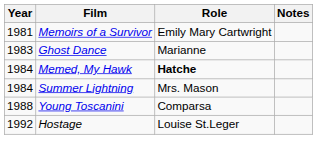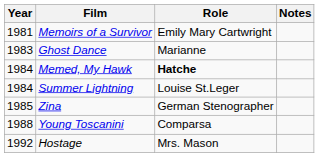(188, 87) Mrs. Mason -> (198, 87) Louise St.Leger
+ row: (50, 106)
(198, 124) Louise St.Leger -> (188, 143) Mrs. Mason
